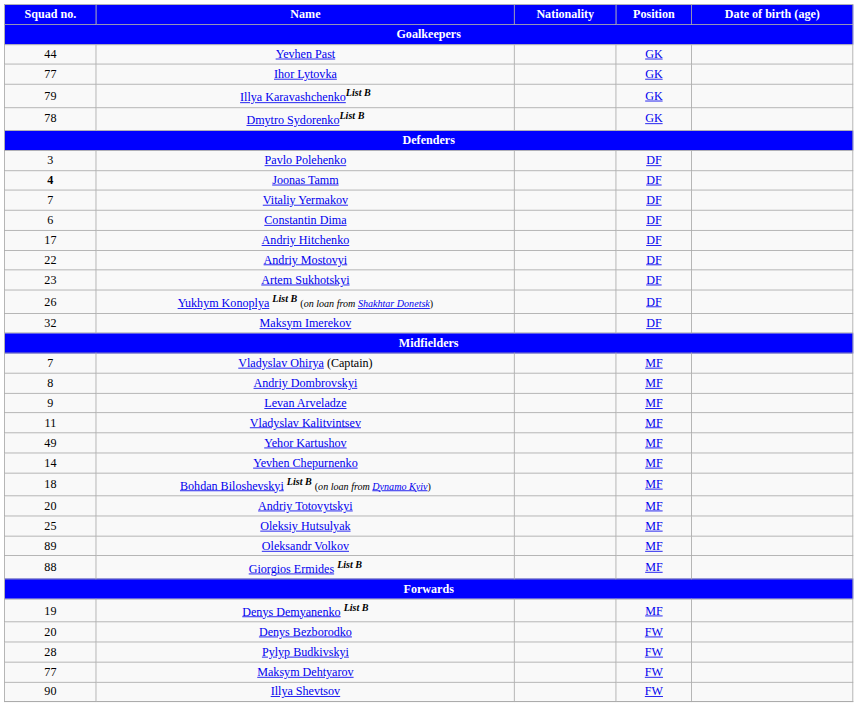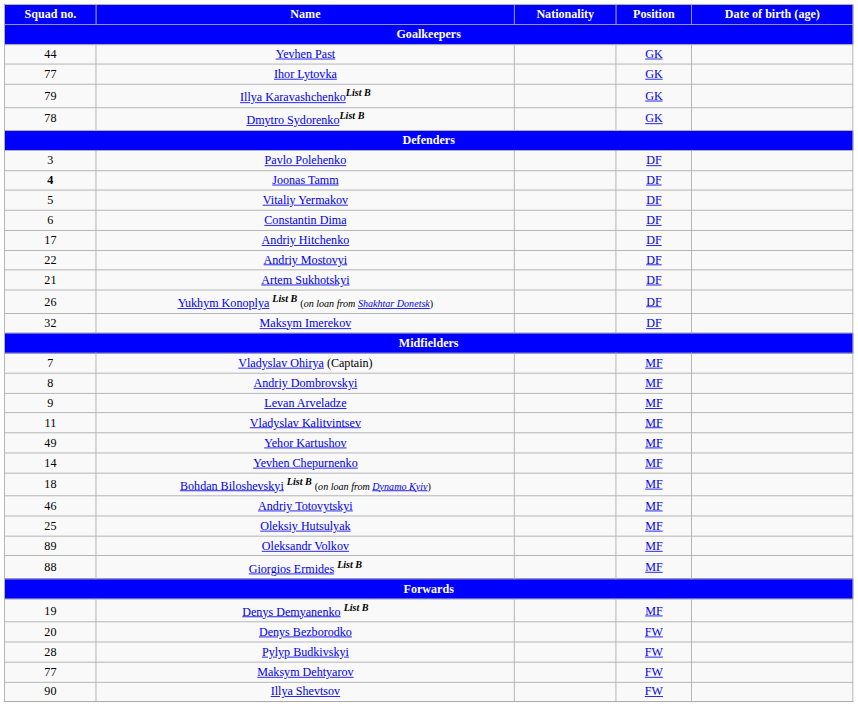(50, 200) 7 -> (50, 200) 5
(50, 280) 23 -> (50, 280) 21
(50, 506) 20 -> (50, 506) 46
